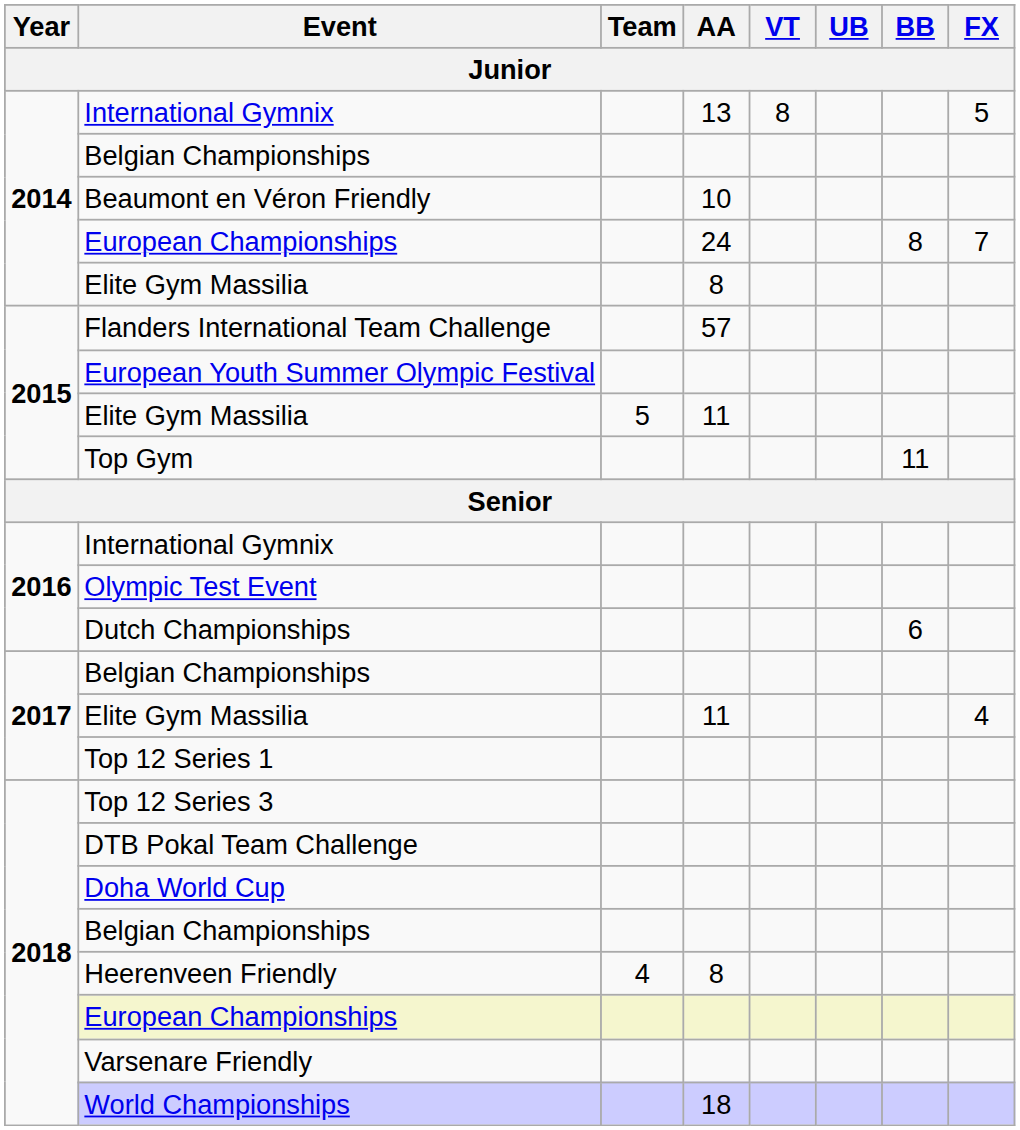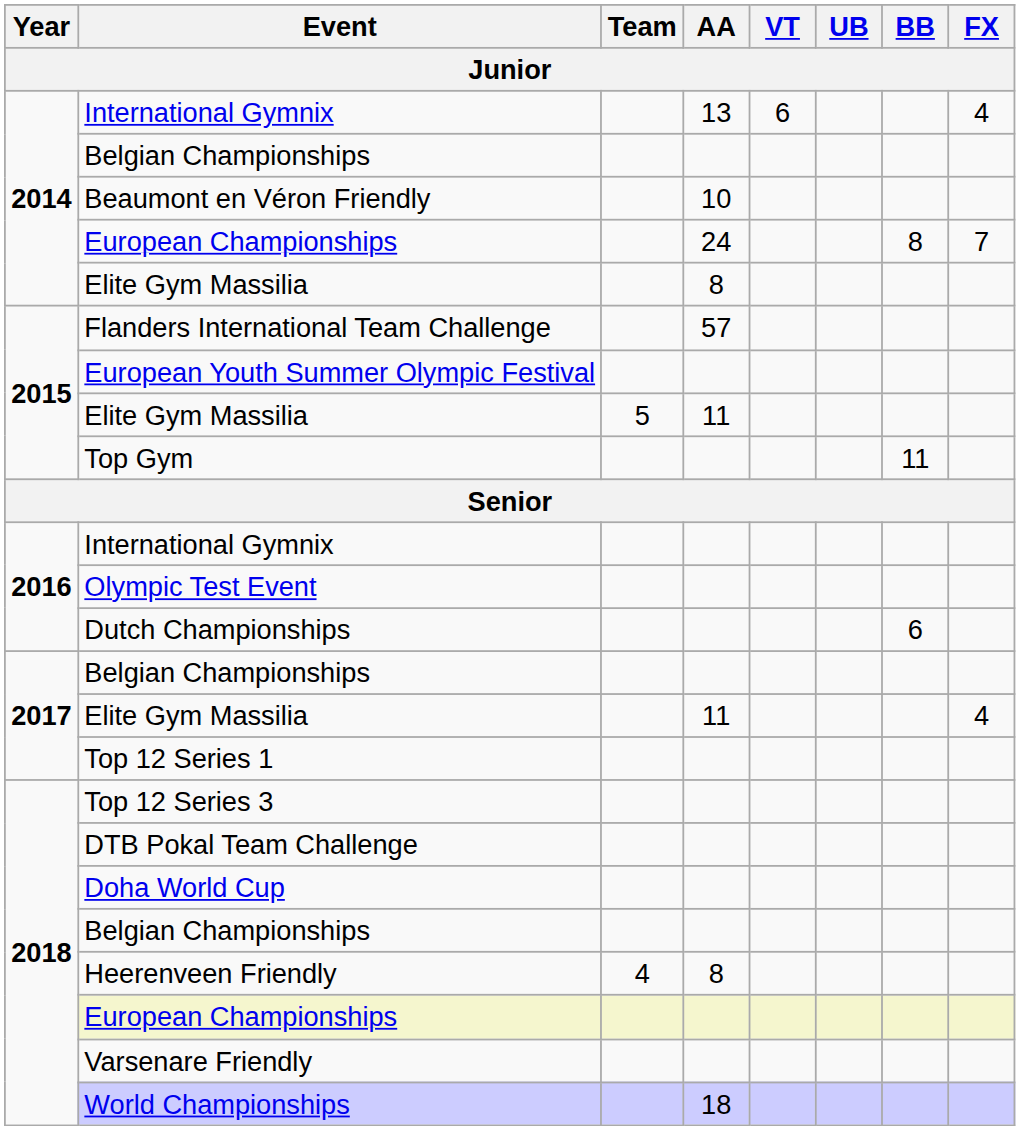(783, 113) 8 -> (783, 113) 6
(982, 113) 5 -> (982, 113) 4
